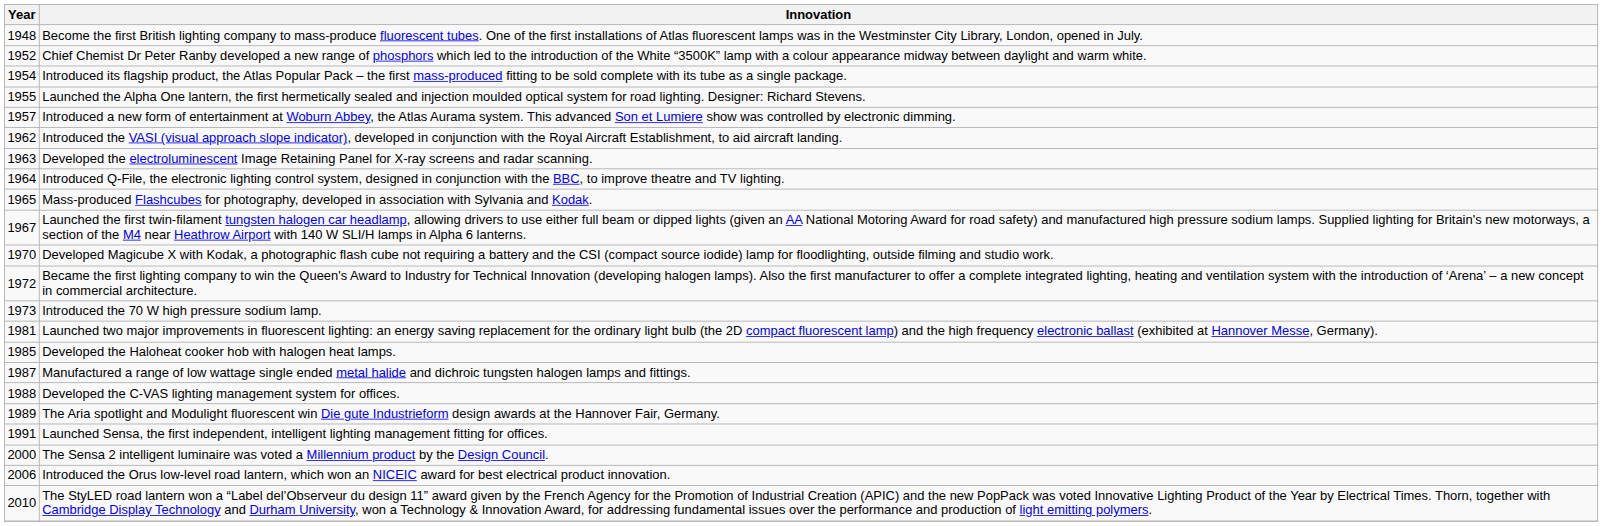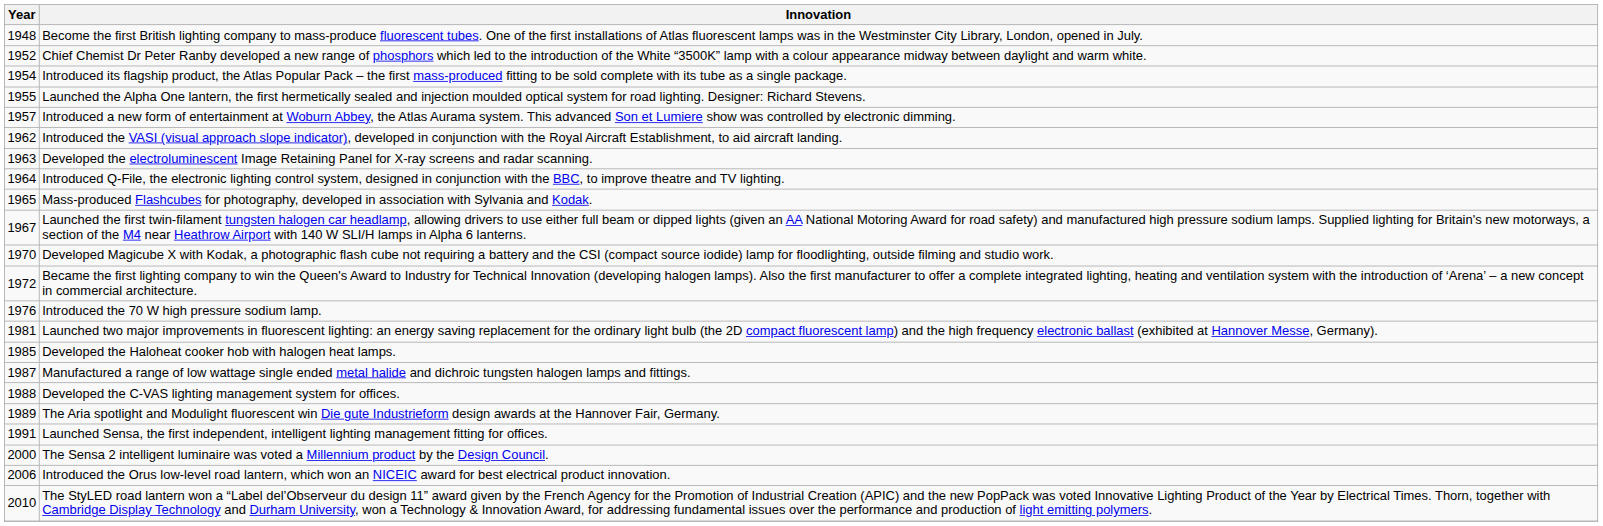(22, 311) 1973 -> (22, 311) 1976
